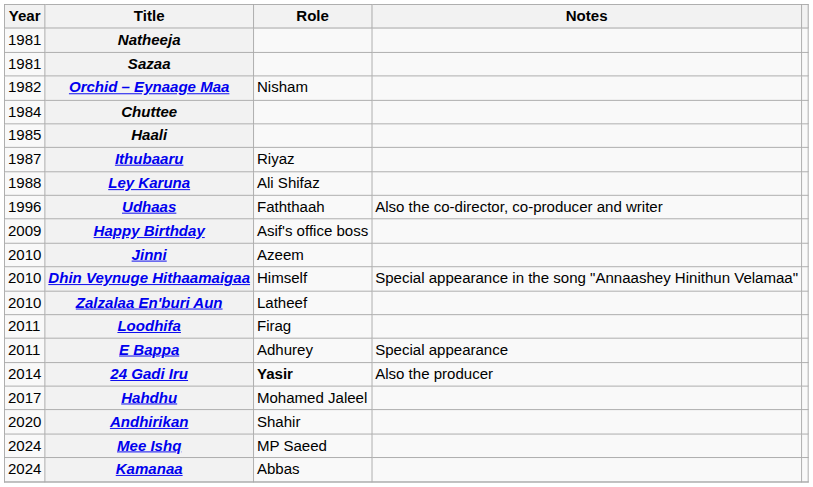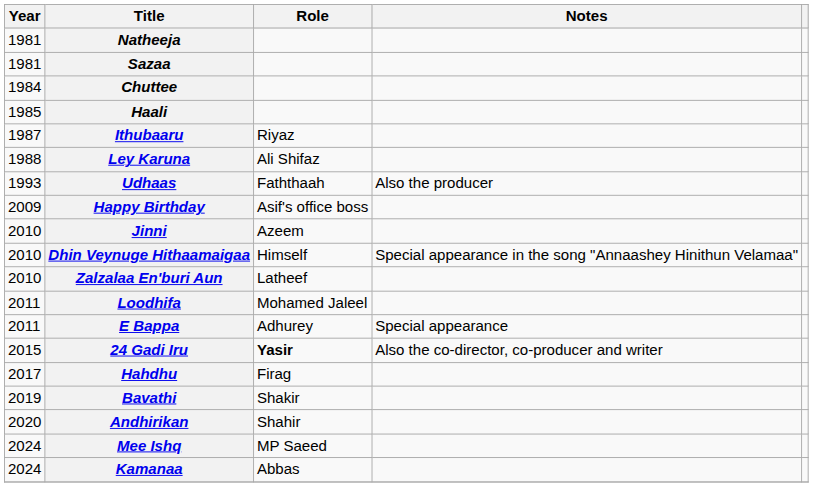- row: (149, 87)
(25, 207) 1996 -> (25, 183) 1993
(519, 207) Also the co-director, co-producer and writer -> (434, 183) Also the producer
(274, 326) Firag -> (312, 302) Mohamed Jaleel
(25, 374) 2014 -> (25, 350) 2015
(434, 374) Also the producer -> (519, 350) Also the co-director, co-producer and writer
(312, 398) Mohamed Jaleel -> (274, 374) Firag
+ row: (149, 398)
